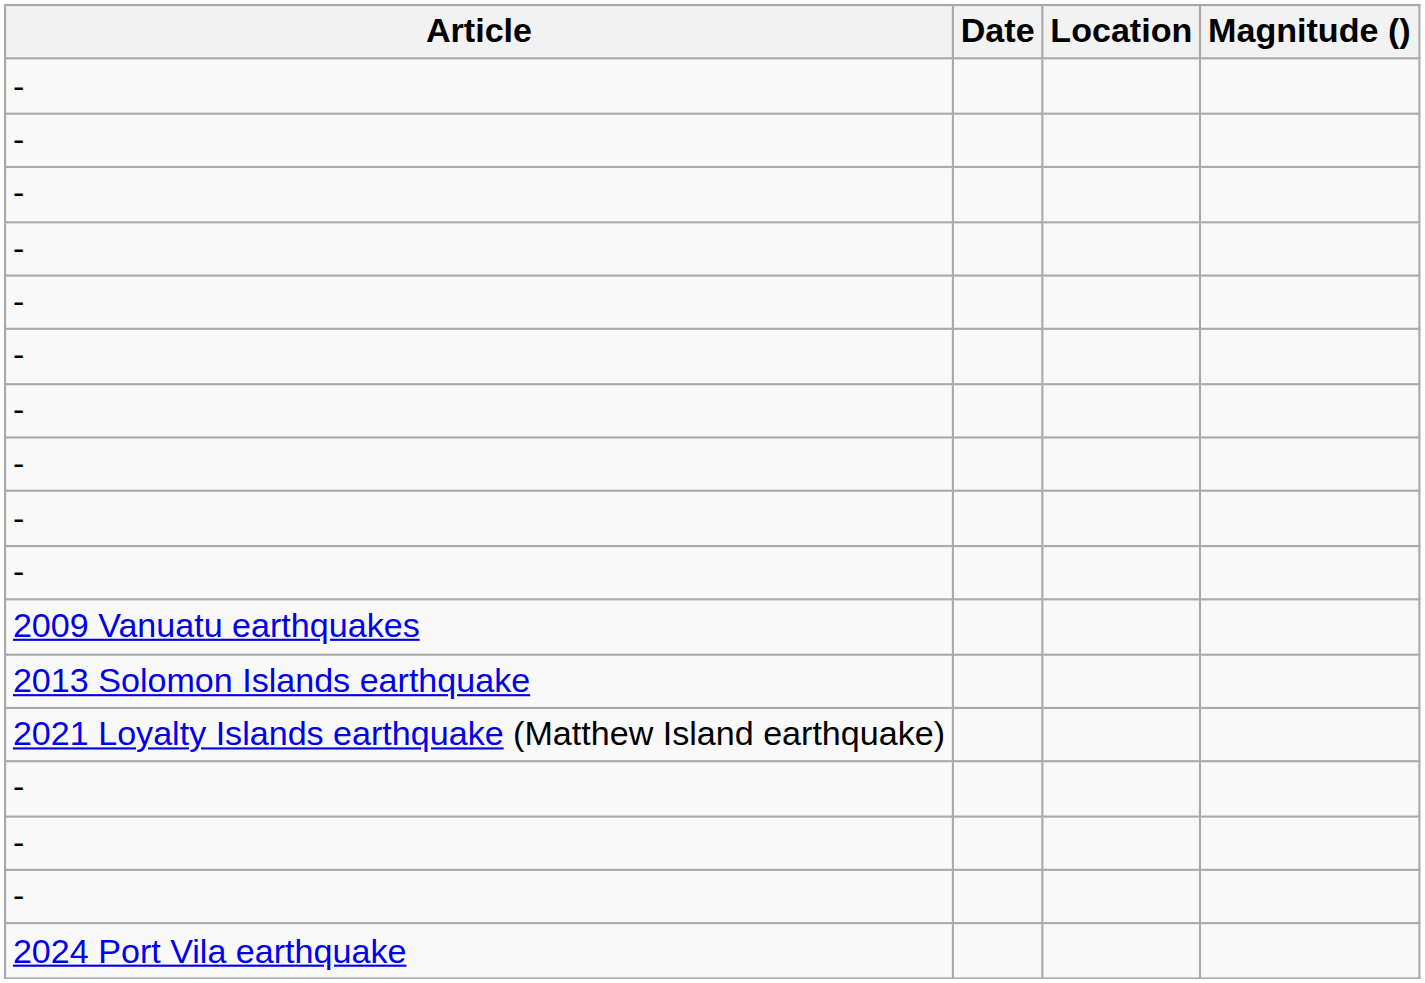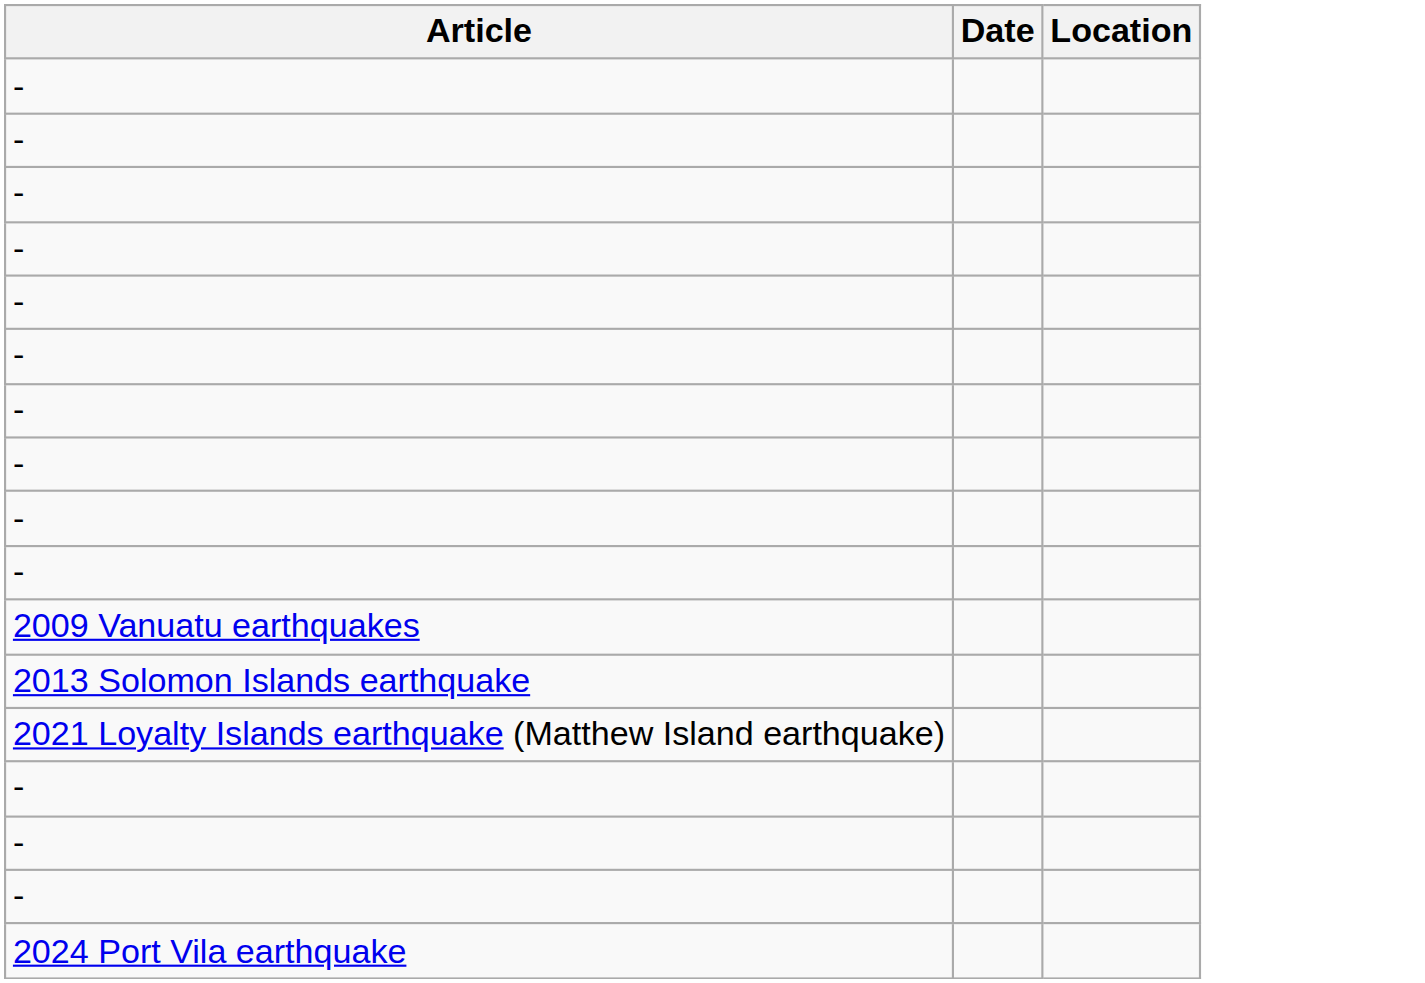- column: (1309, 31)
